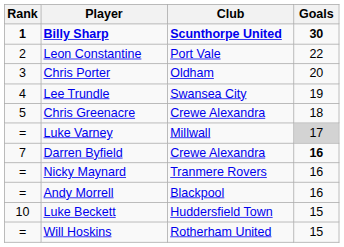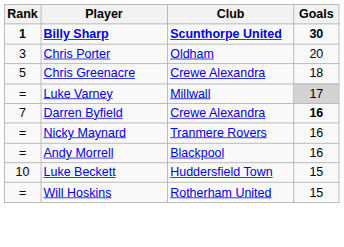- row: (92, 53)
- row: (76, 93)
